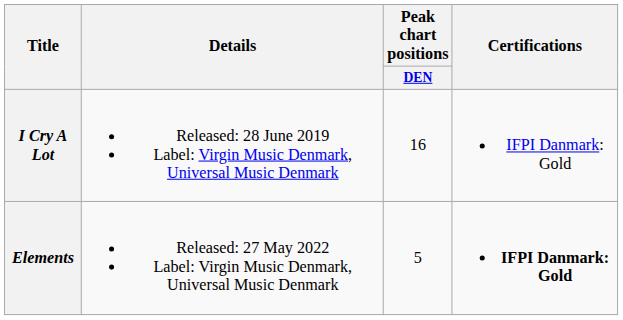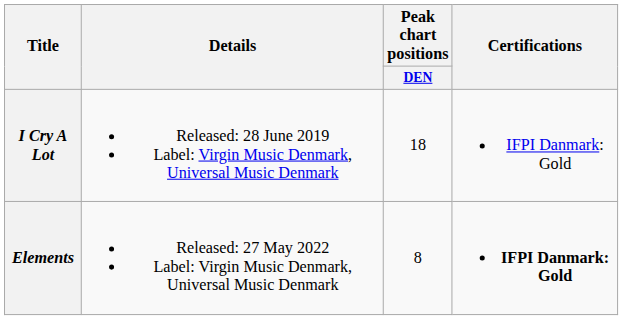(418, 145) 16 -> (418, 145) 18
(418, 257) 5 -> (418, 257) 8
